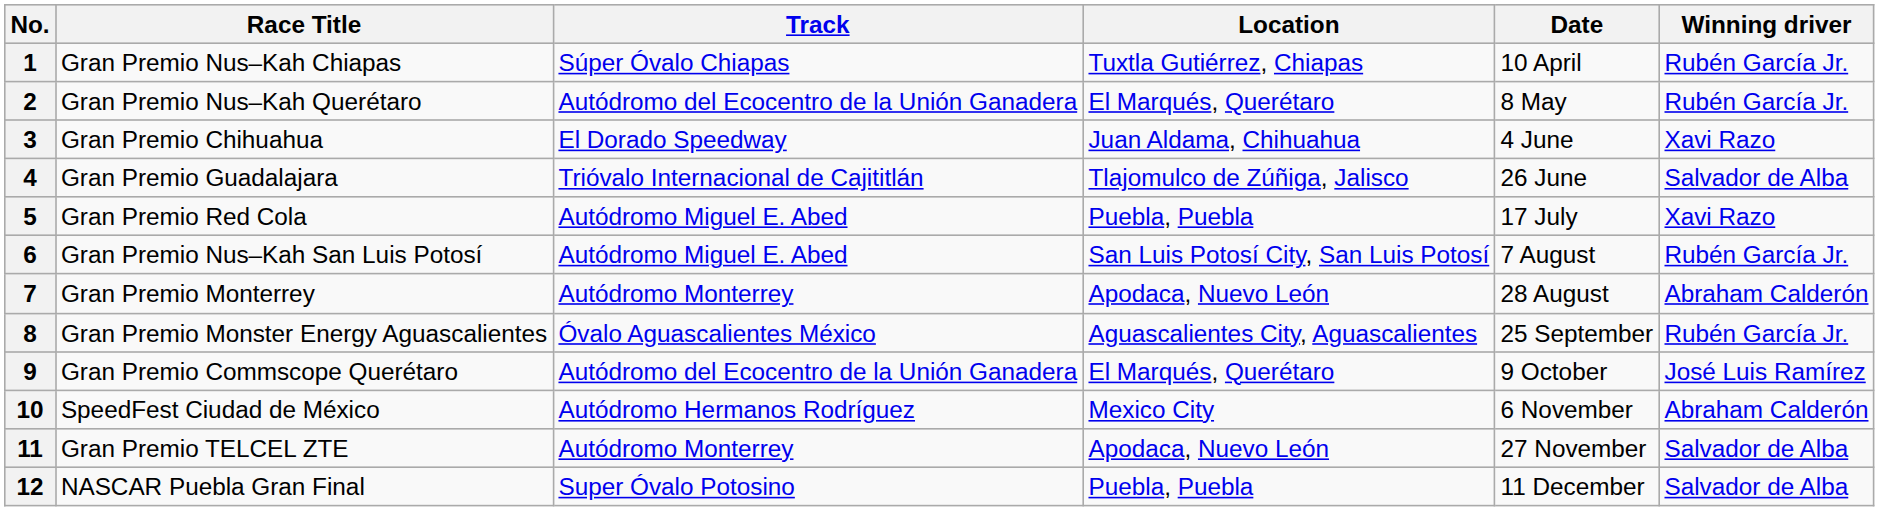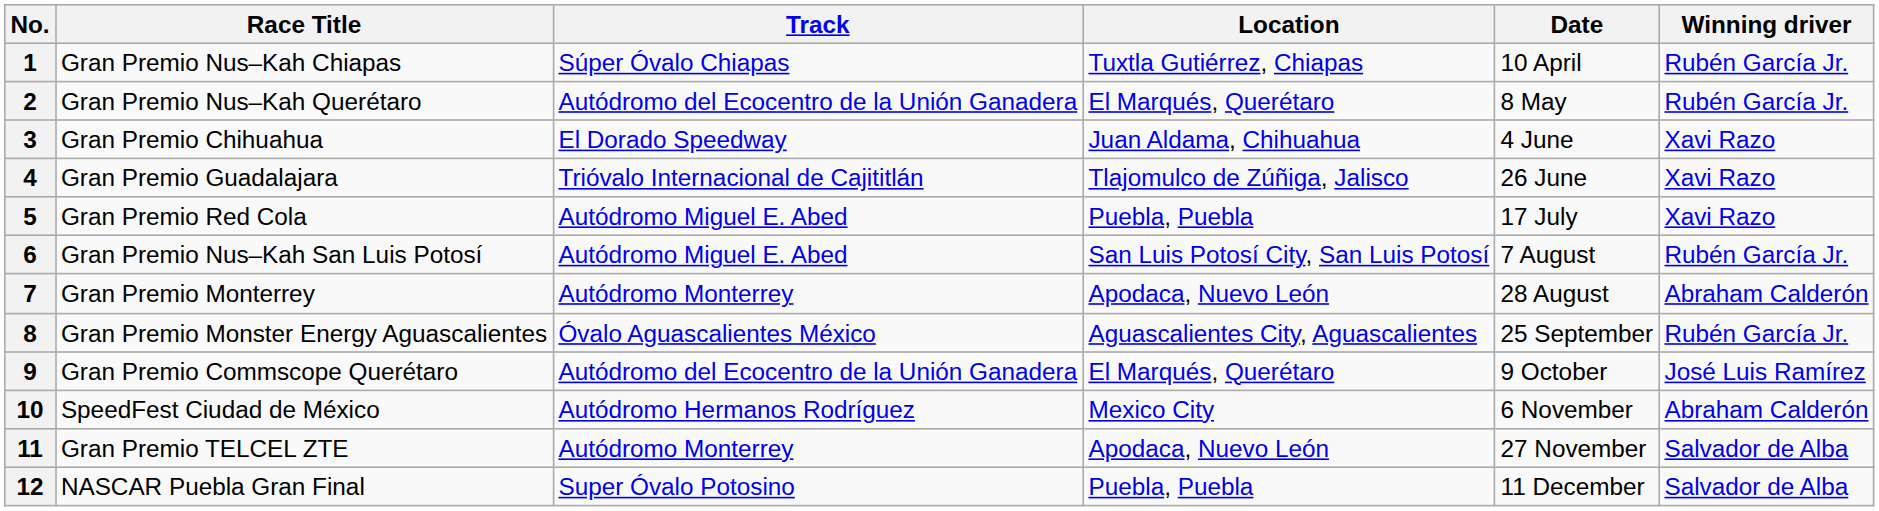(1756, 178) Salvador de Alba -> (1720, 178) Xavi Razo
